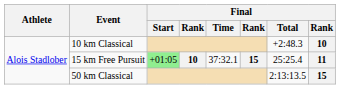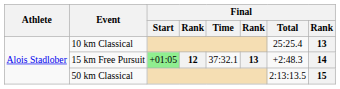(288, 44) +2:48.3 -> (288, 44) 25:25.4
(322, 44) 10 -> (322, 44) 13
(193, 60) 10 -> (193, 60) 12
(254, 60) 15 -> (254, 60) 13
(288, 60) 25:25.4 -> (288, 60) +2:48.3
(322, 60) 11 -> (322, 60) 14
